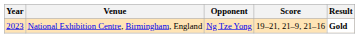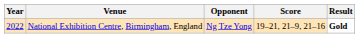(15, 26) 2023 -> (15, 26) 2022
